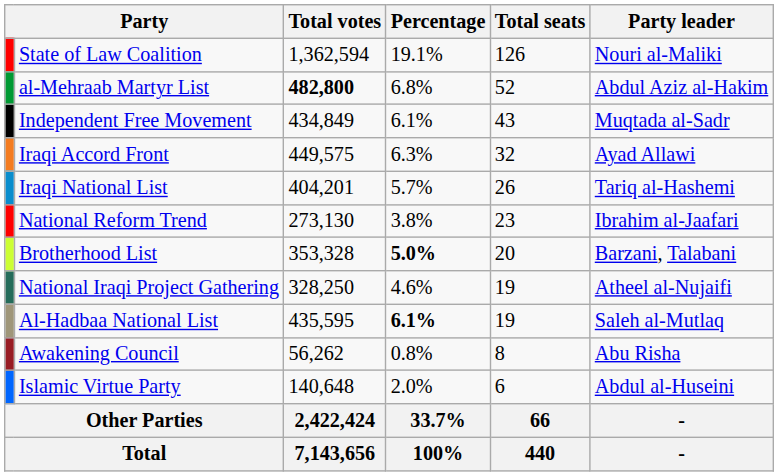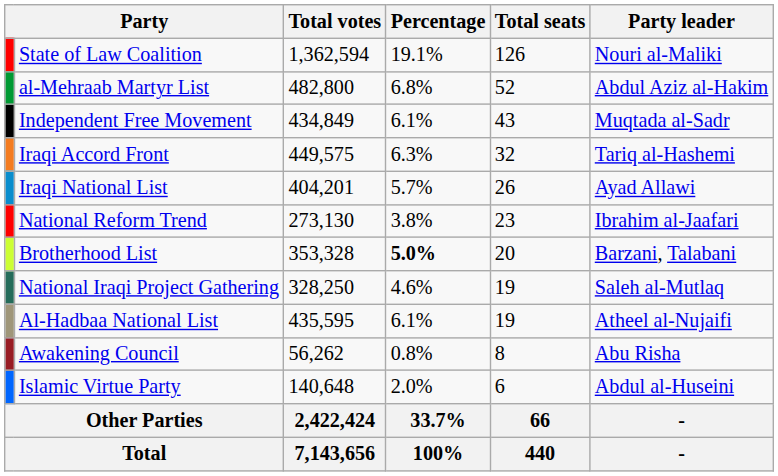(321, 88) bold -> (321, 88) normal
(645, 154) Ayad Allawi -> (665, 154) Tariq al-Hashemi
(665, 187) Tariq al-Hashemi -> (645, 187) Ayad Allawi
(663, 287) Atheel al-Nujaifi -> (659, 287) Saleh al-Mutlaq
(413, 320) bold -> (412, 320) normal
(659, 320) Saleh al-Mutlaq -> (663, 320) Atheel al-Nujaifi
